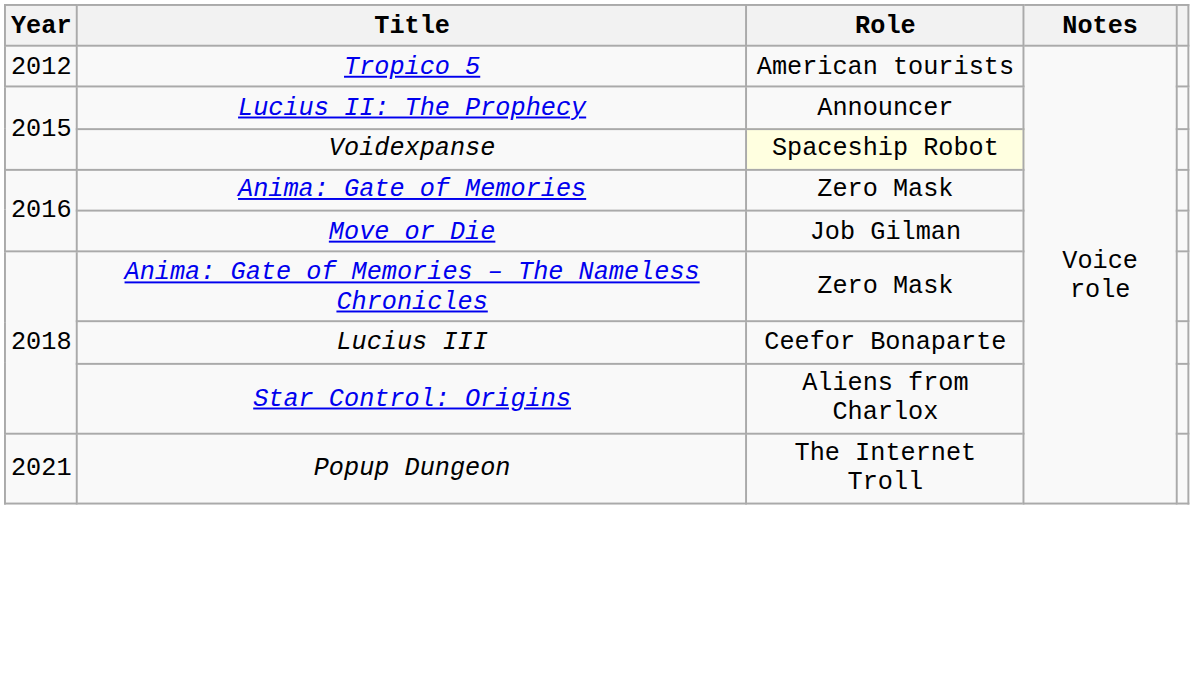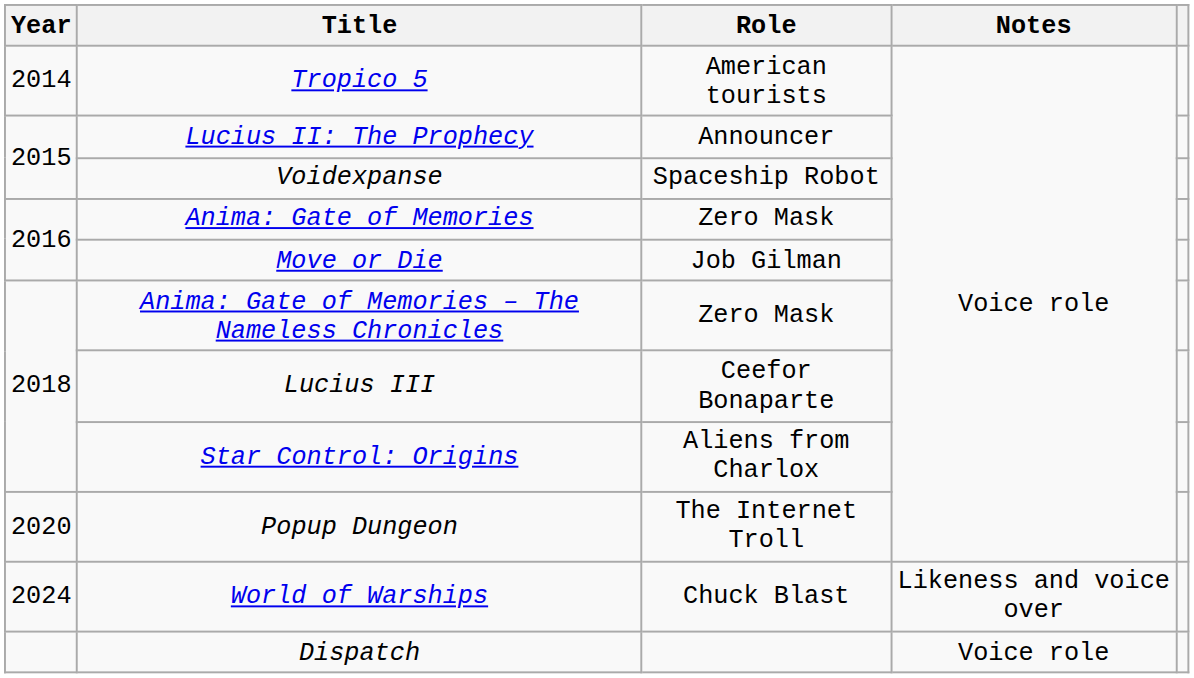(41, 67) 2012 -> (41, 81) 2014
(885, 149) lightyellow background -> (766, 178) no background
(41, 468) 2021 -> (41, 526) 2020
+ row: (359, 597)
+ row: (359, 652)
